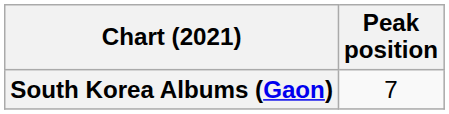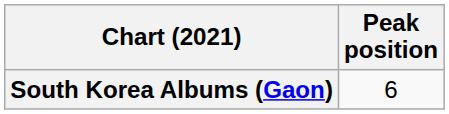(391, 89) 7 -> (391, 89) 6
